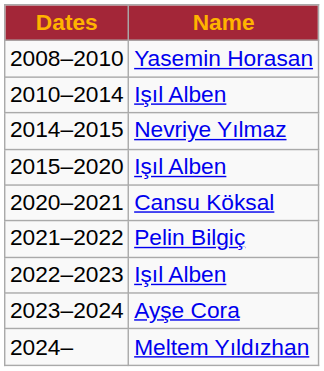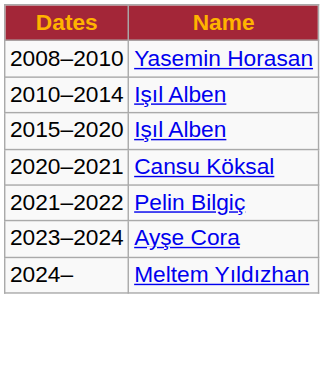- row: (67, 130)
- row: (67, 274)
